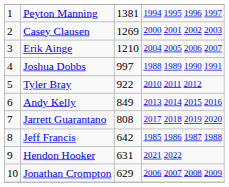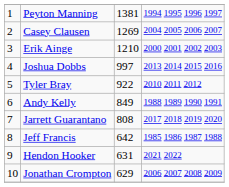(183, 31) 2000 2001 2002 2003 -> (183, 31) 2004 2005 2006 2007
(183, 48) 2004 2005 2006 2007 -> (183, 48) 2000 2001 2002 2003
(183, 66) 1988 1989 1990 1991 -> (183, 66) 2013 2014 2015 2016
(183, 102) 2013 2014 2015 2016 -> (183, 102) 1988 1989 1990 1991
